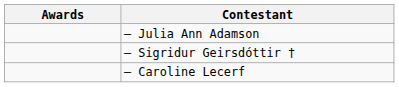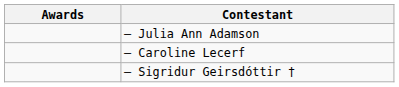rows swapped: (210, 53) <-> (185, 72)
